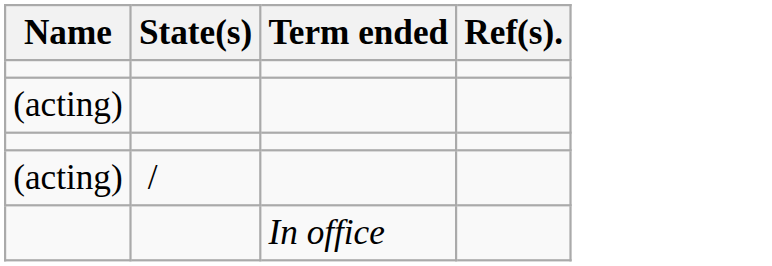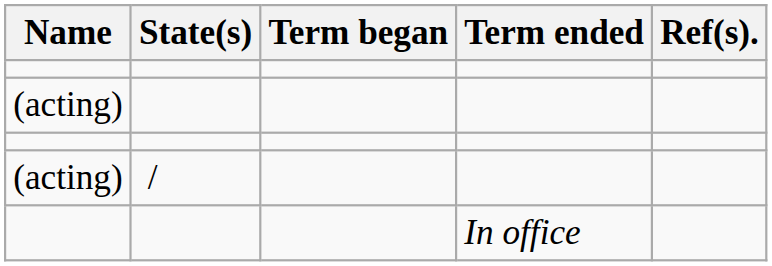+ column: (358, 32)
